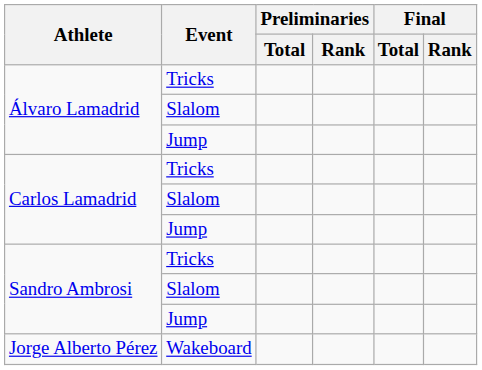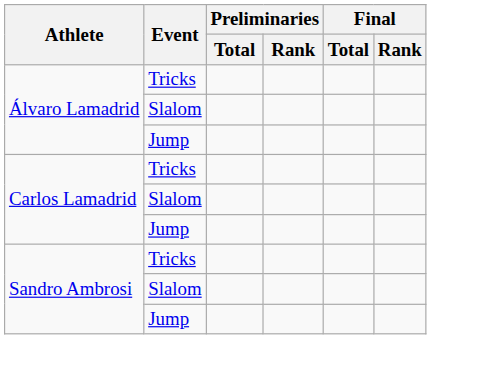- row: (83, 348)
